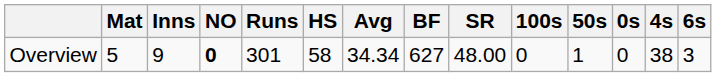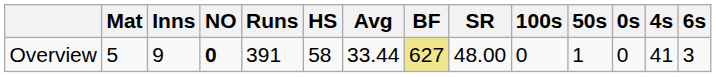(264, 54) 301 -> (264, 54) 391
(373, 54) 34.34 -> (373, 54) 33.44
(427, 54) no background -> (427, 54) khaki background
(661, 54) 38 -> (661, 54) 41
